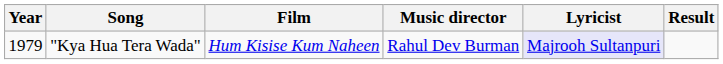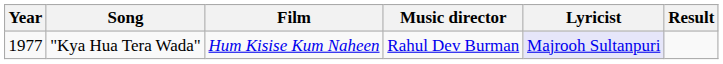(25, 44) 1979 -> (25, 44) 1977
